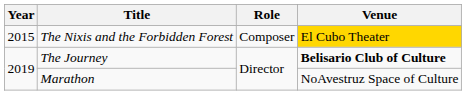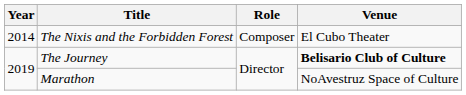(21, 36) 2015 -> (21, 36) 2014
(345, 36) gold background -> (345, 36) no background
